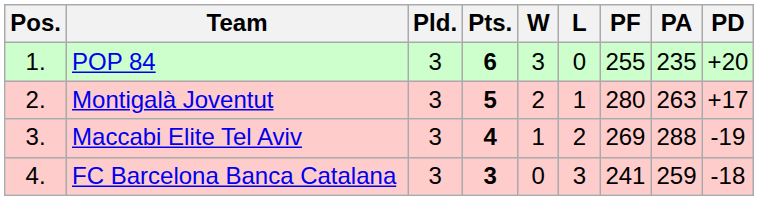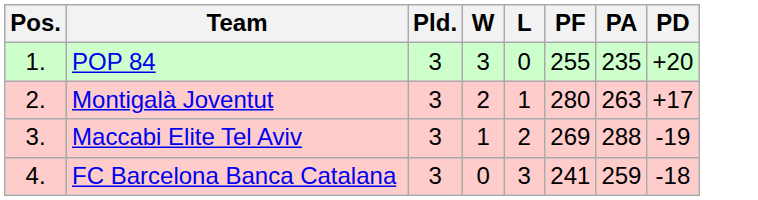- column: (490, 23)
